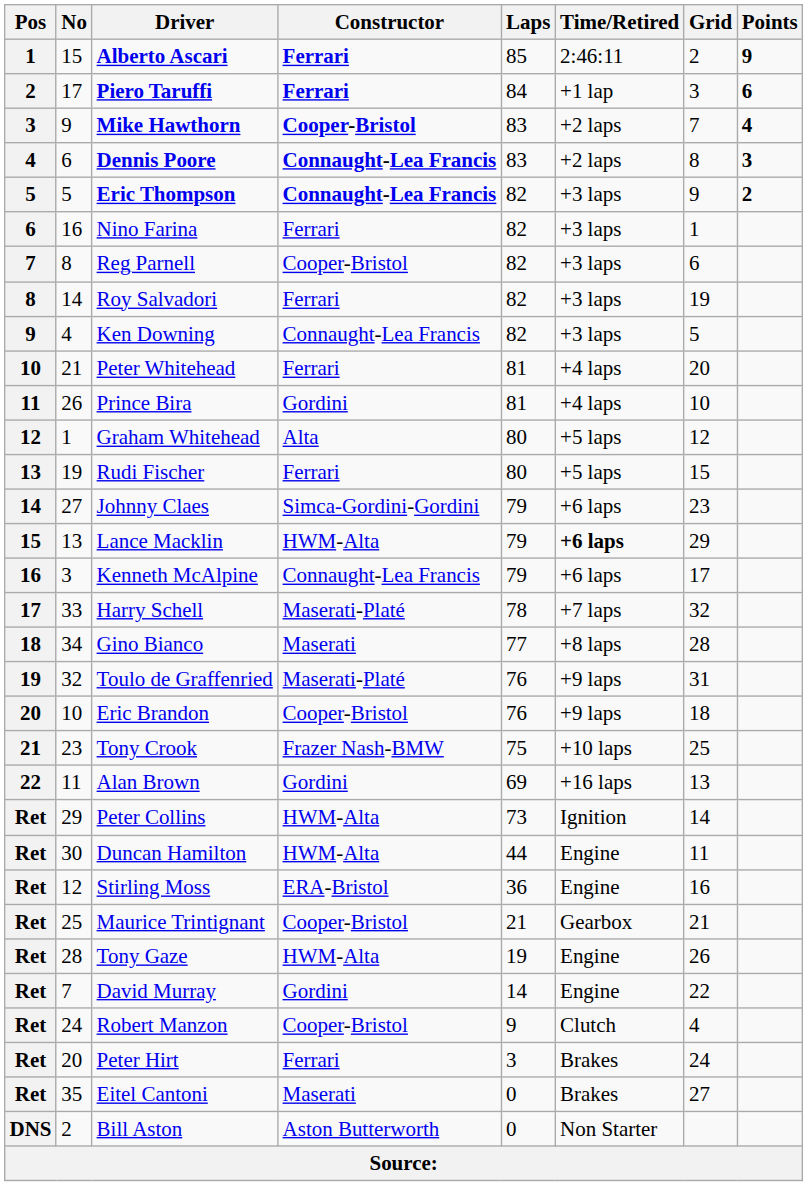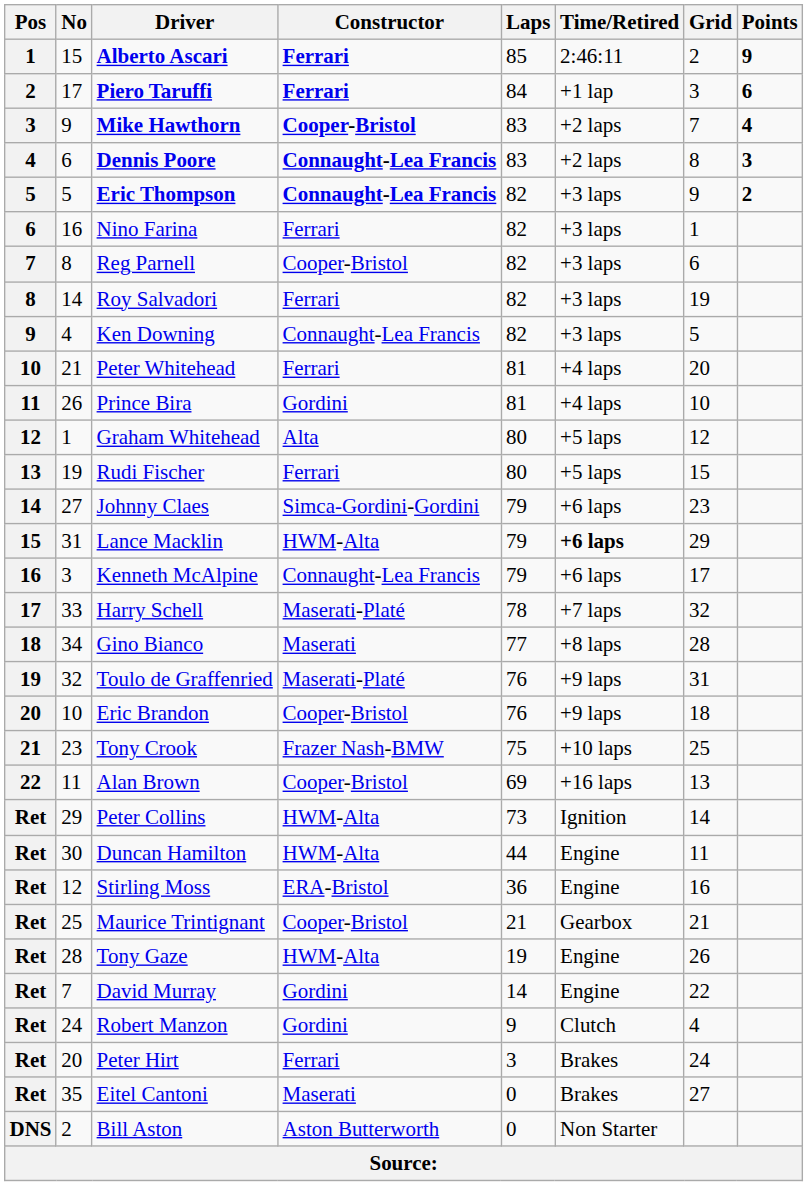(72, 540) 13 -> (72, 540) 31
(315, 782) Gordini -> (345, 782) Cooper-Bristol
(345, 1024) Cooper-Bristol -> (315, 1024) Gordini
